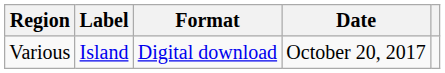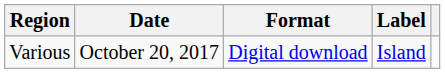columns swapped: (356, 20) <-> (104, 20)
